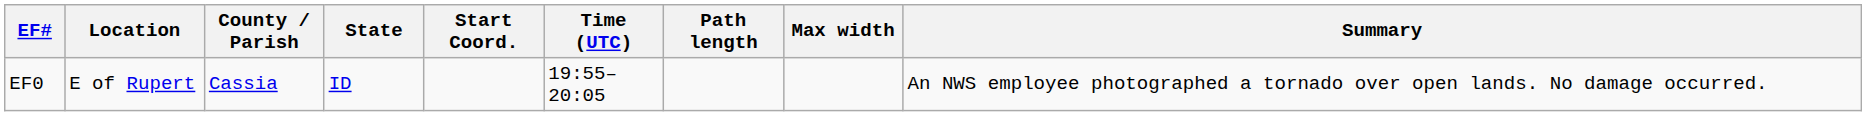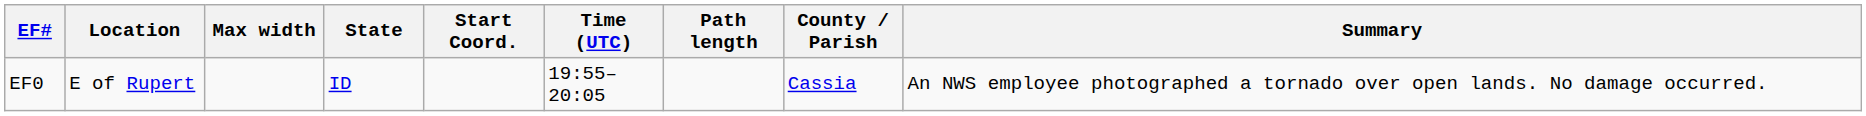columns swapped: (264, 31) <-> (843, 31)
